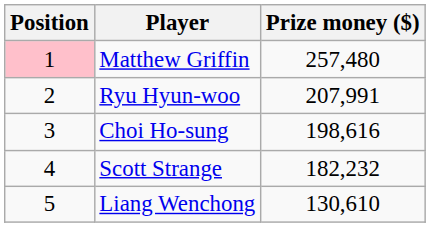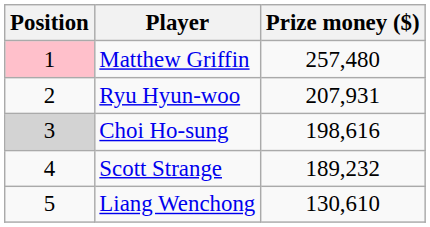(343, 95) 207,991 -> (343, 95) 207,931
(49, 131) no background -> (49, 131) lightgrey background
(343, 167) 182,232 -> (343, 167) 189,232
